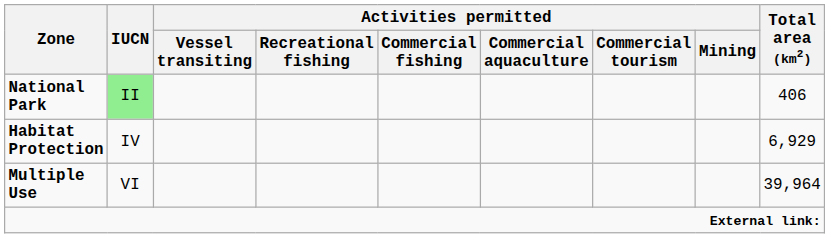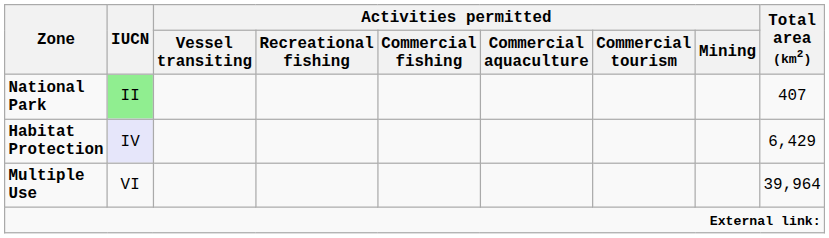(792, 97) 406 -> (792, 97) 407
(130, 141) no background -> (130, 141) lavender background
(792, 141) 6,929 -> (792, 141) 6,429
